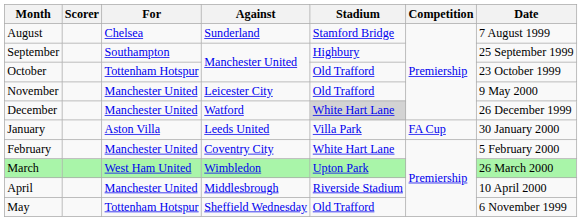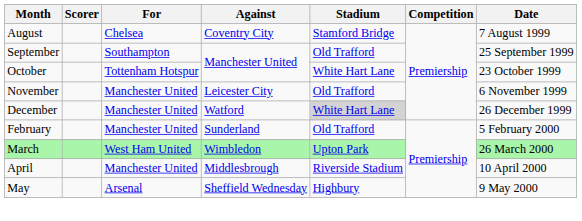(232, 33) Sunderland -> (239, 33) Coventry City
(336, 52) Highbury -> (344, 52) Old Trafford
(344, 71) Old Trafford -> (354, 71) White Hart Lane
(508, 91) 9 May 2000 -> (523, 91) 6 November 1999
- row: (26, 129)
(239, 149) Coventry City -> (232, 129) Sunderland
(354, 149) White Hart Lane -> (344, 129) Old Trafford
(152, 206) Tottenham Hotspur -> (124, 187) Arsenal
(344, 206) Old Trafford -> (336, 187) Highbury
(523, 206) 6 November 1999 -> (508, 187) 9 May 2000
